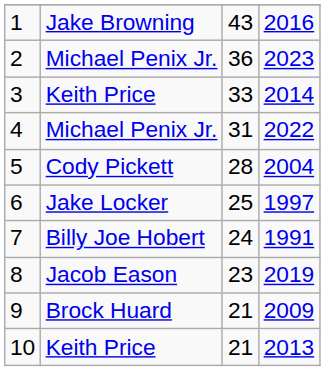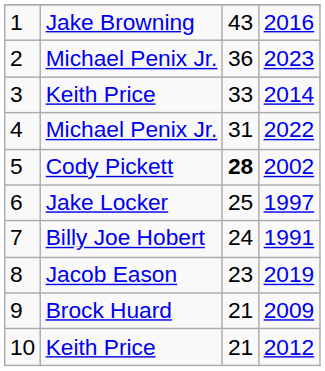(241, 166) normal -> (241, 166) bold
(289, 166) 2004 -> (289, 166) 2002
(289, 346) 2013 -> (289, 346) 2012
